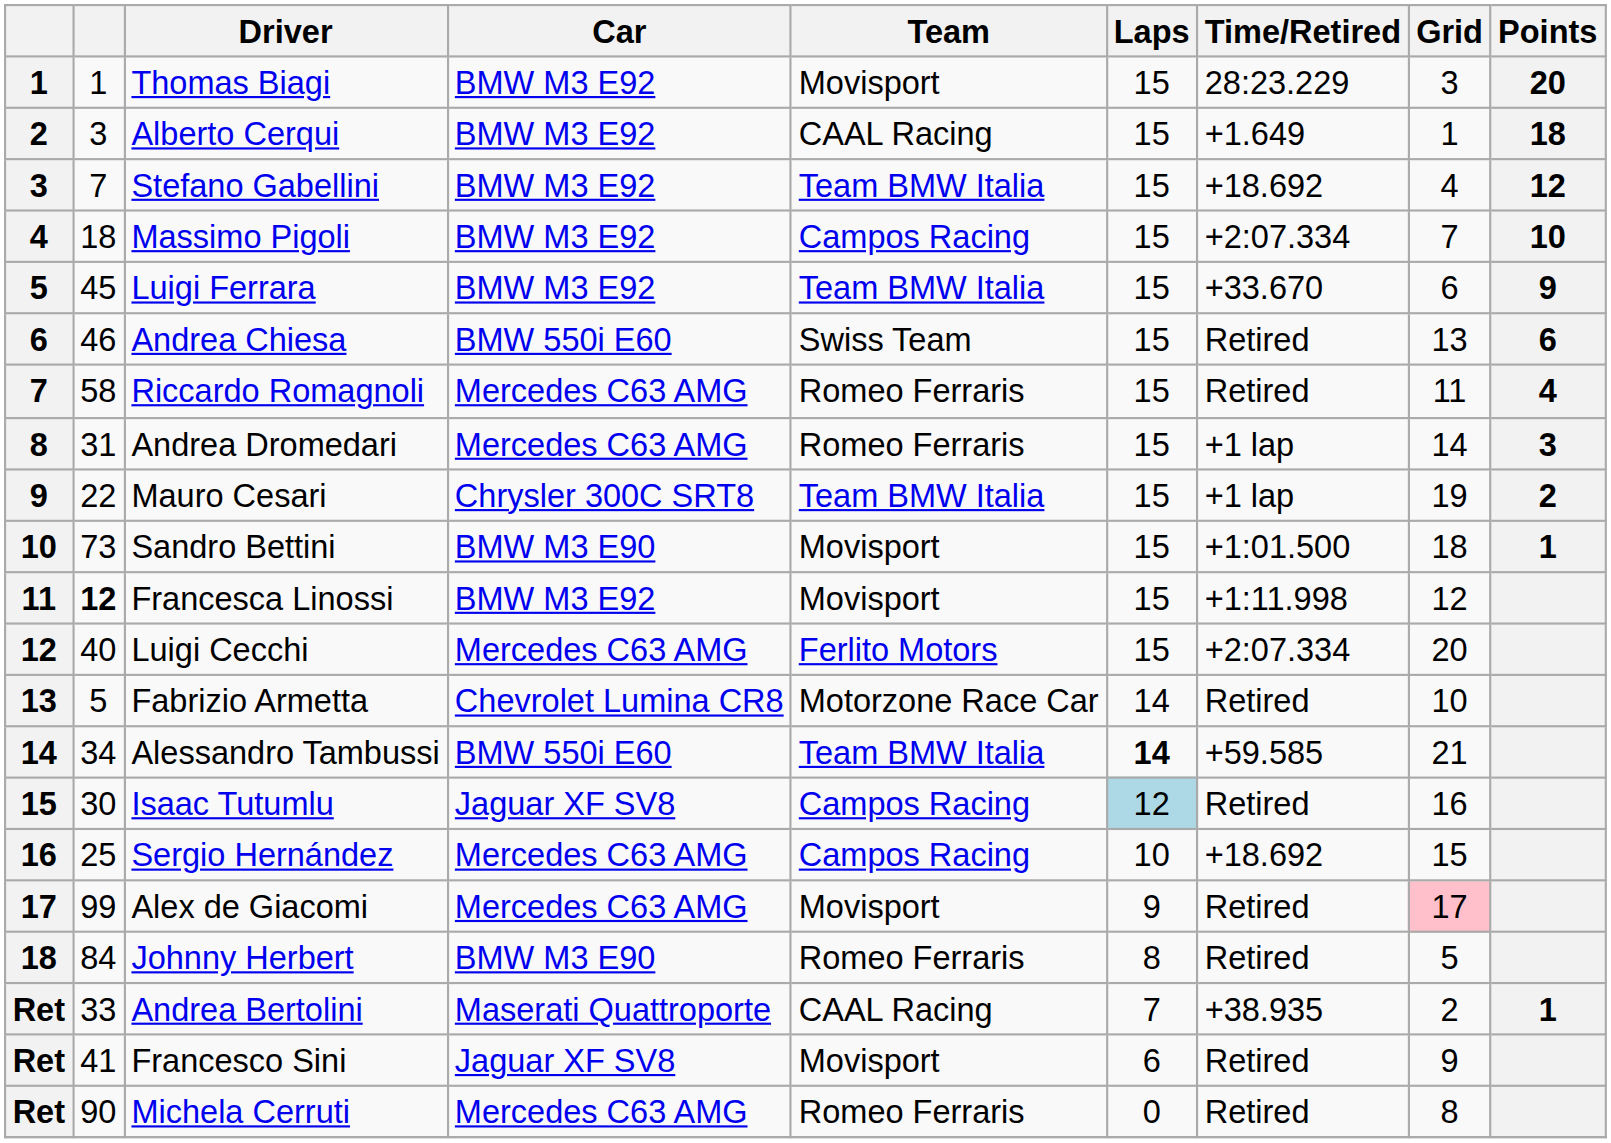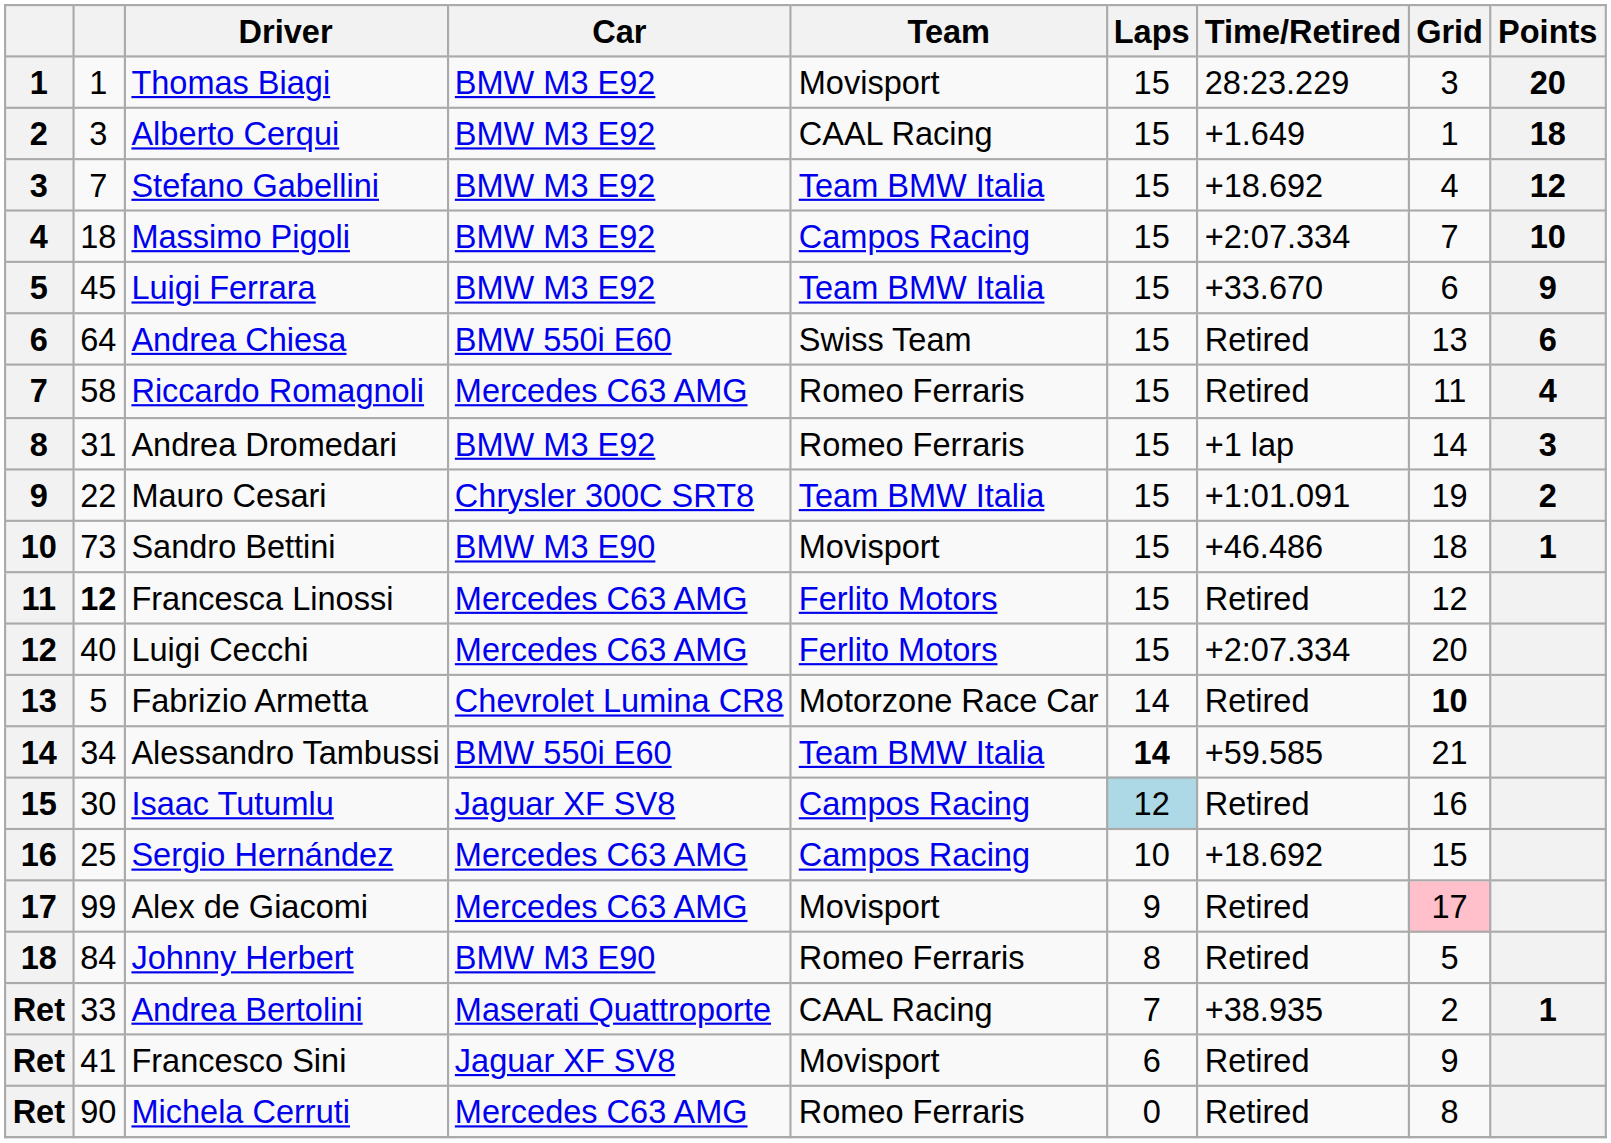(98, 340) 46 -> (98, 340) 64
(601, 443) Mercedes C63 AMG -> (555, 443) BMW M3 E92
(1249, 494) +1 lap -> (1278, 494) +1:01.091
(1278, 546) +1:01.500 -> (1264, 546) +46.486
(555, 597) BMW M3 E92 -> (601, 597) Mercedes C63 AMG
(869, 597) Movisport -> (898, 597) Ferlito Motors
(1276, 597) +1:11.998 -> (1257, 597) Retired
(1450, 700) normal -> (1450, 700) bold
